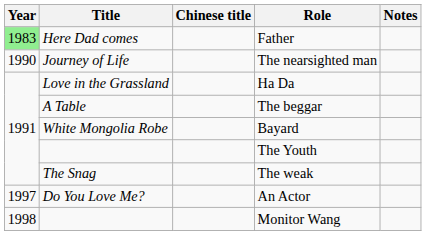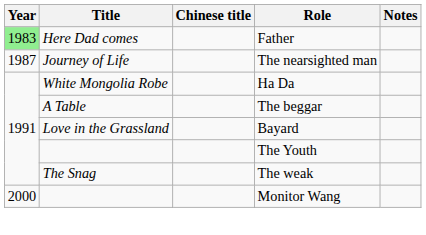(22, 60) 1990 -> (22, 60) 1987
(106, 83) Love in the Grassland -> (105, 83) White Mongolia Robe
(105, 128) White Mongolia Robe -> (106, 128) Love in the Grassland
- row: (284, 196)
(22, 219) 1998 -> (22, 196) 2000
